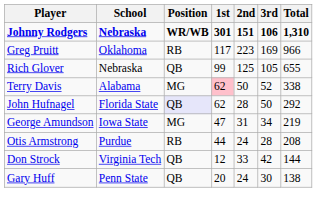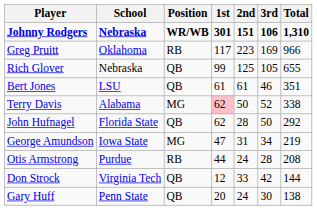+ row: (31, 86)
(175, 104) lavender background -> (175, 123) no background
